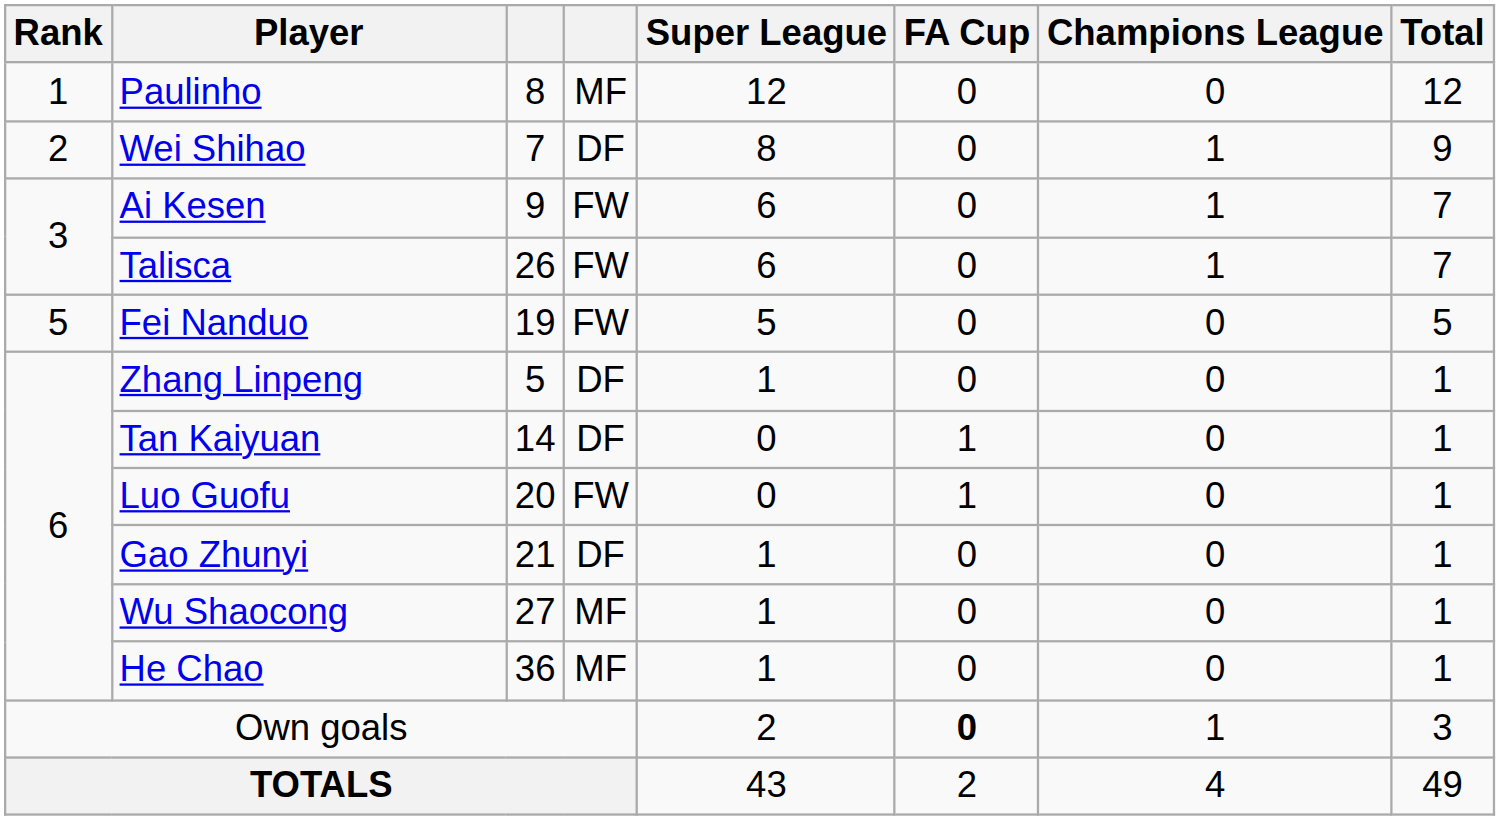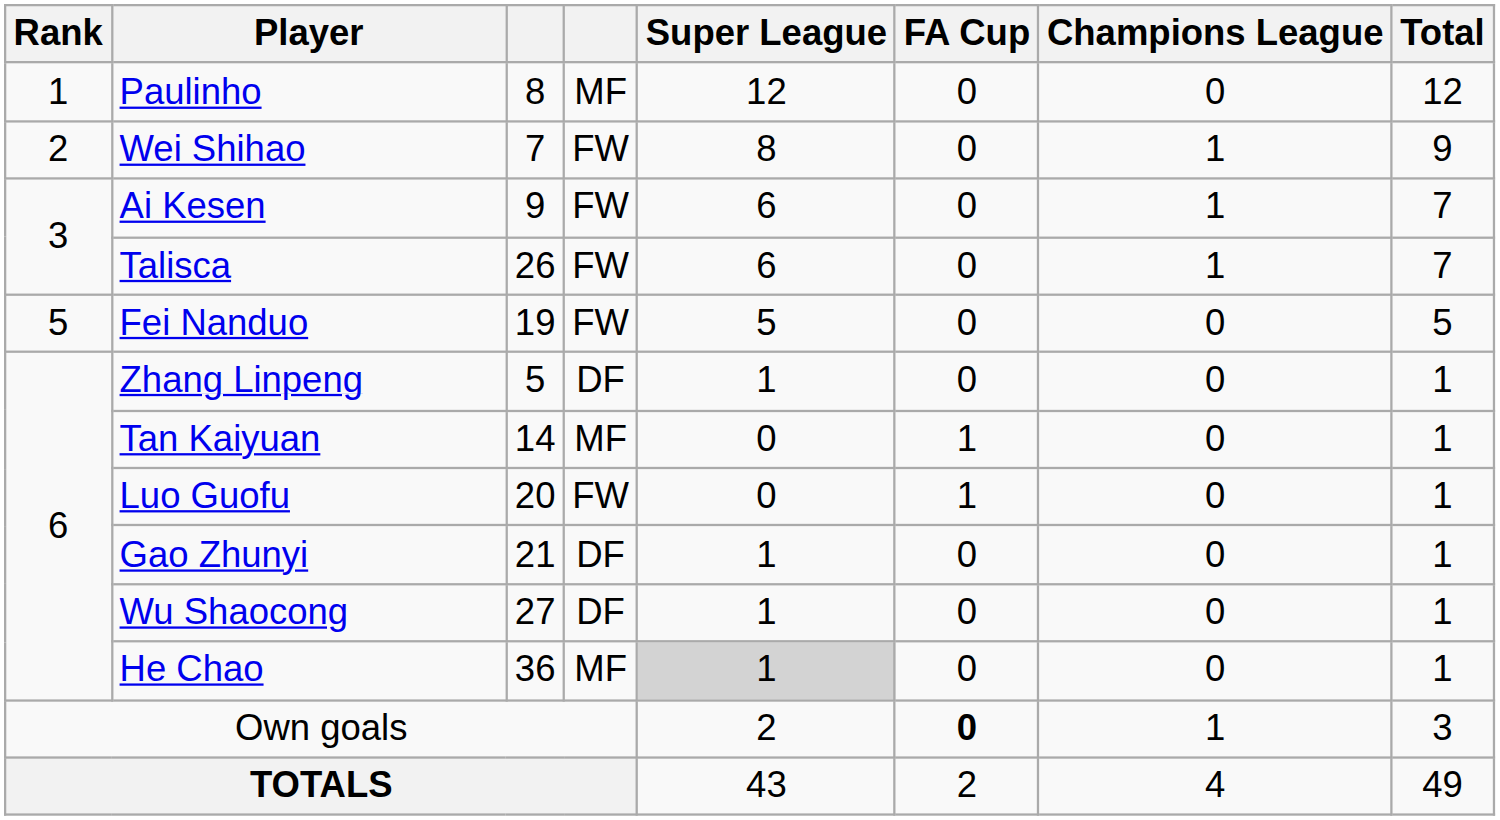(601, 149) DF -> (601, 149) FW
(601, 438) DF -> (601, 438) MF
(601, 611) MF -> (601, 611) DF
(766, 669) no background -> (766, 669) lightgrey background
